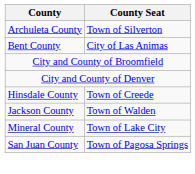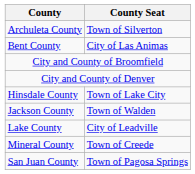(120, 95) Town of Creede -> (126, 95) Town of Lake City
+ row: (35, 128)
(126, 128) Town of Lake City -> (120, 144) Town of Creede
